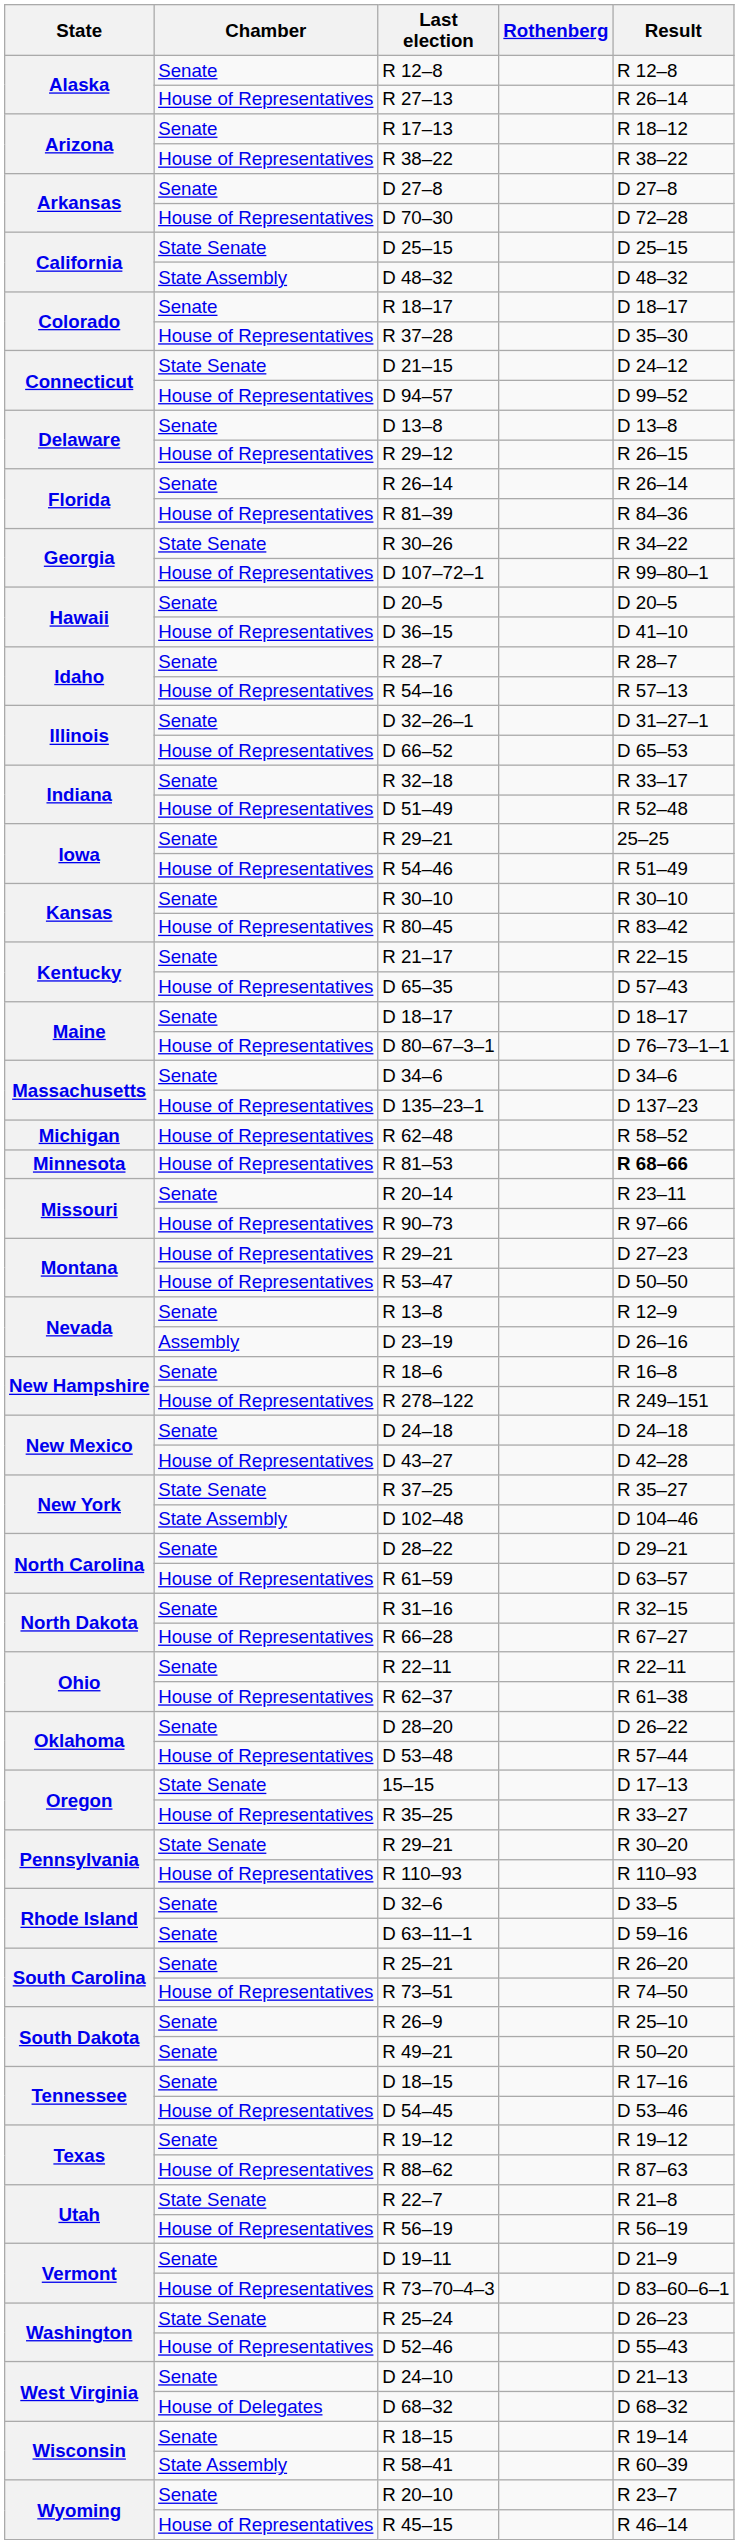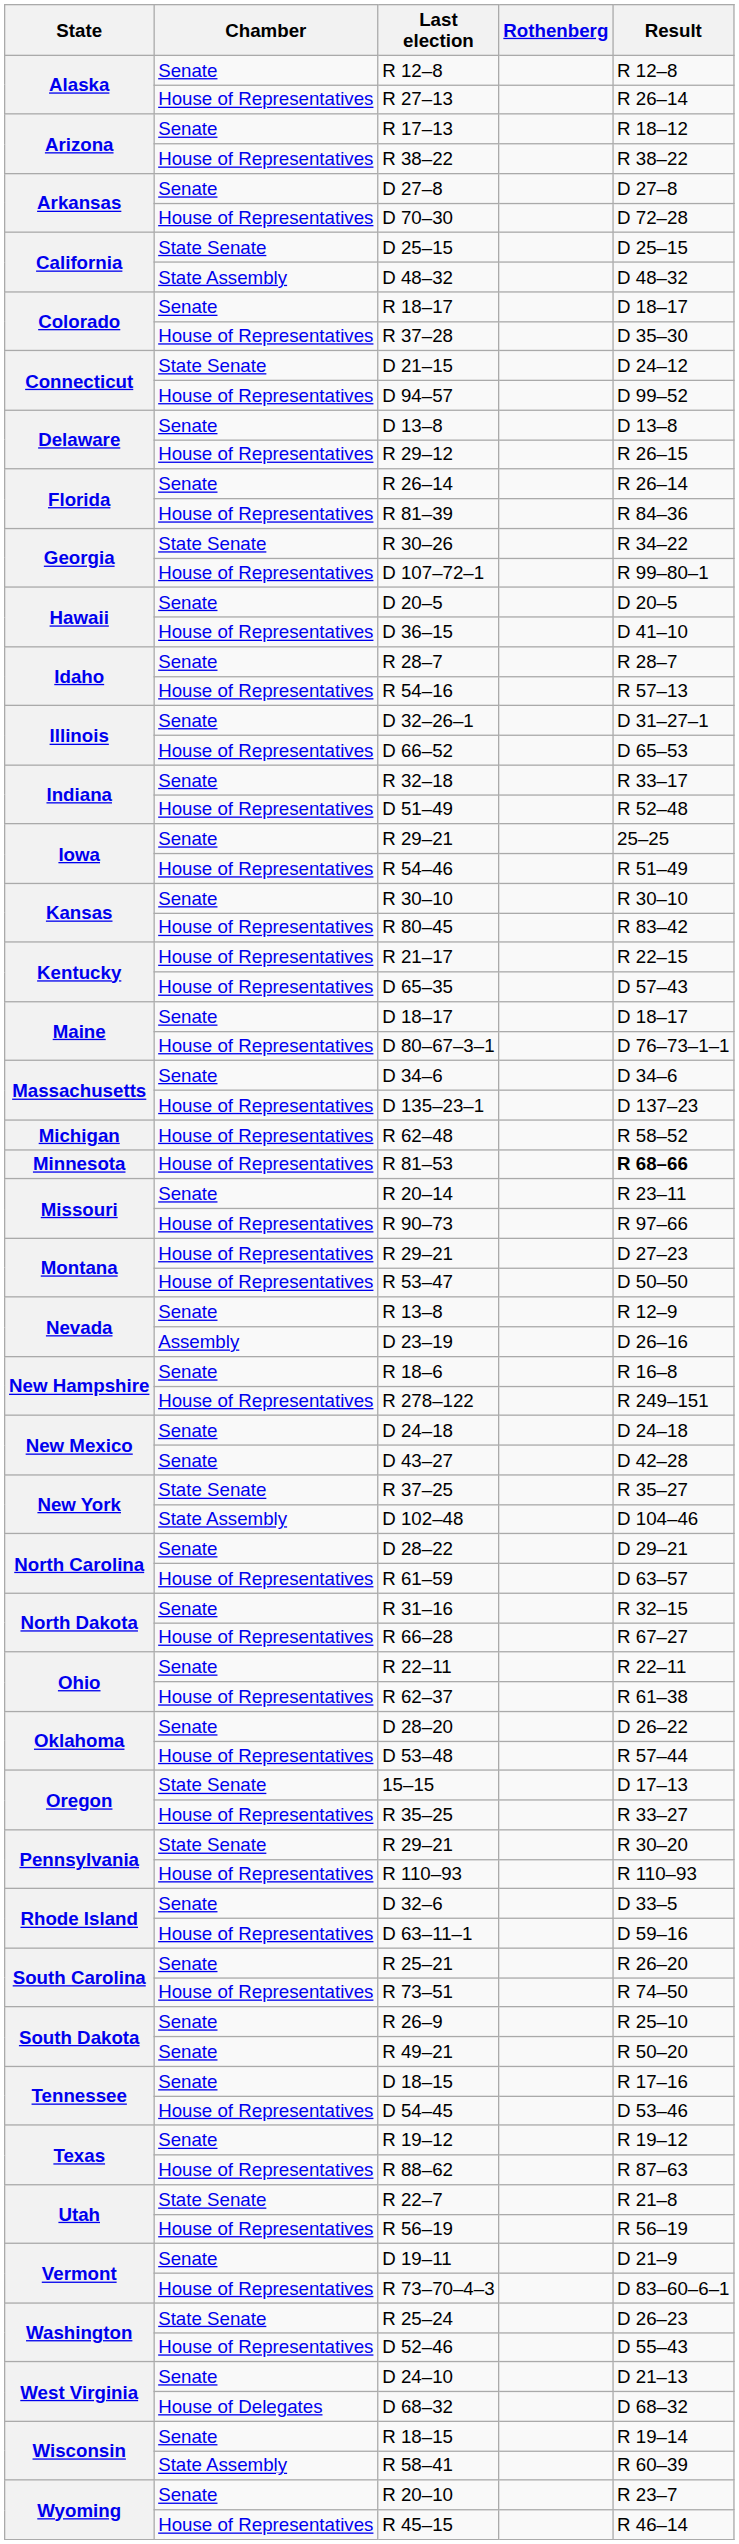(188, 957) Senate -> (266, 957) House of Representatives
(266, 1460) House of Representatives -> (188, 1460) Senate
(188, 1933) Senate -> (266, 1933) House of Representatives
